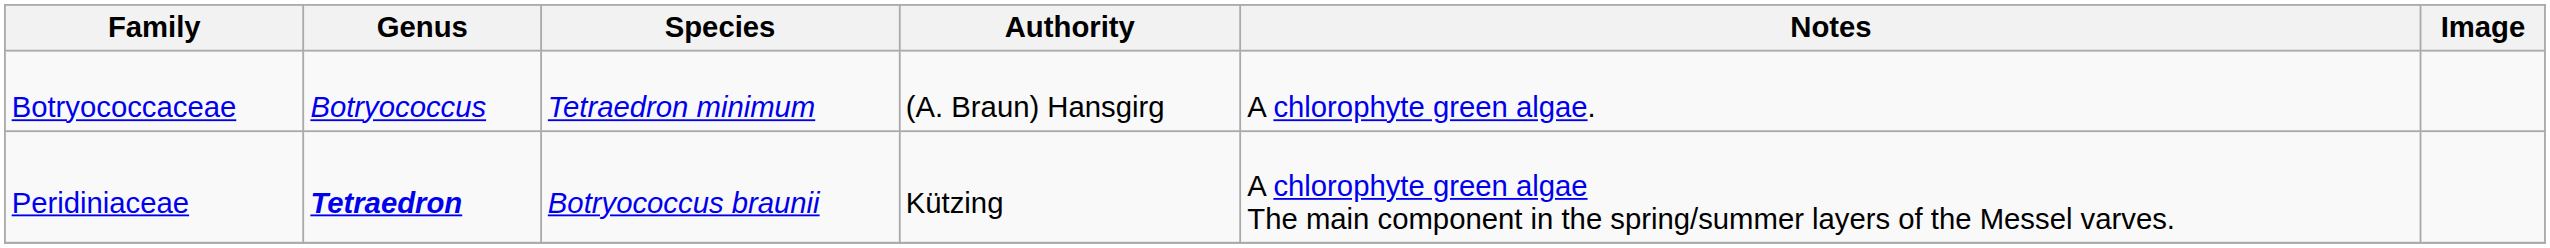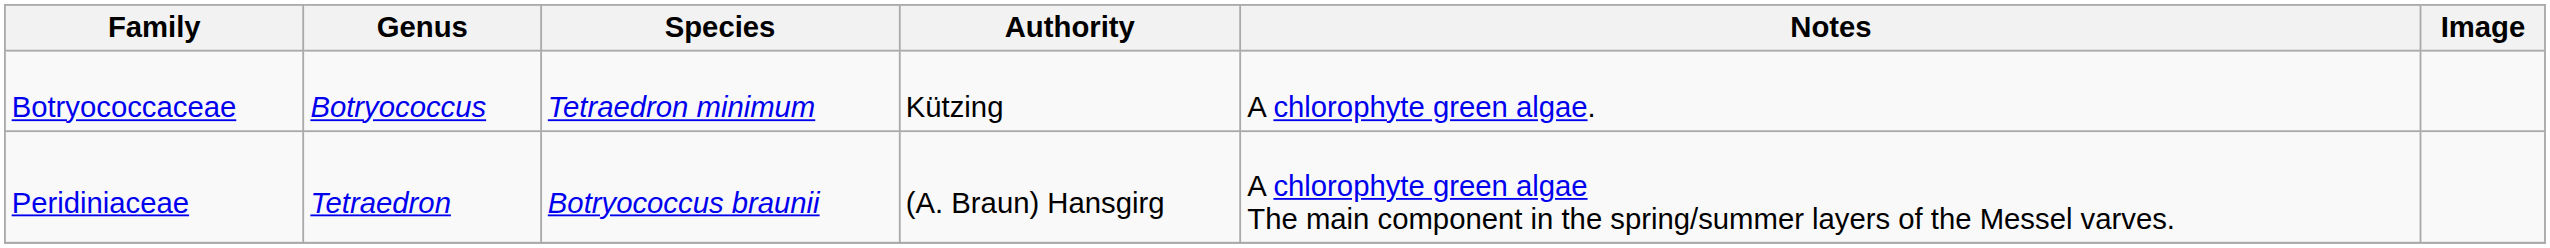(1035, 107) (A. Braun) Hansgirg -> (955, 107) Kützing
(386, 202) bold -> (381, 202) normal
(955, 202) Kützing -> (1035, 202) (A. Braun) Hansgirg
